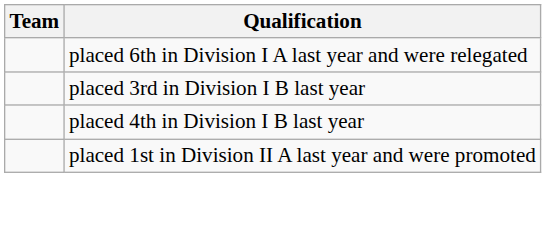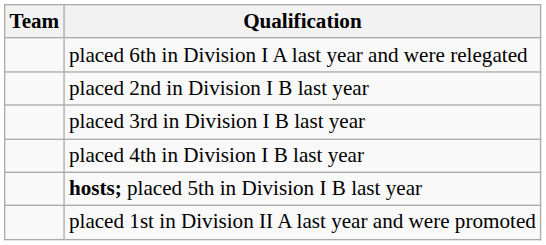+ row: (219, 88)
+ row: (246, 188)
